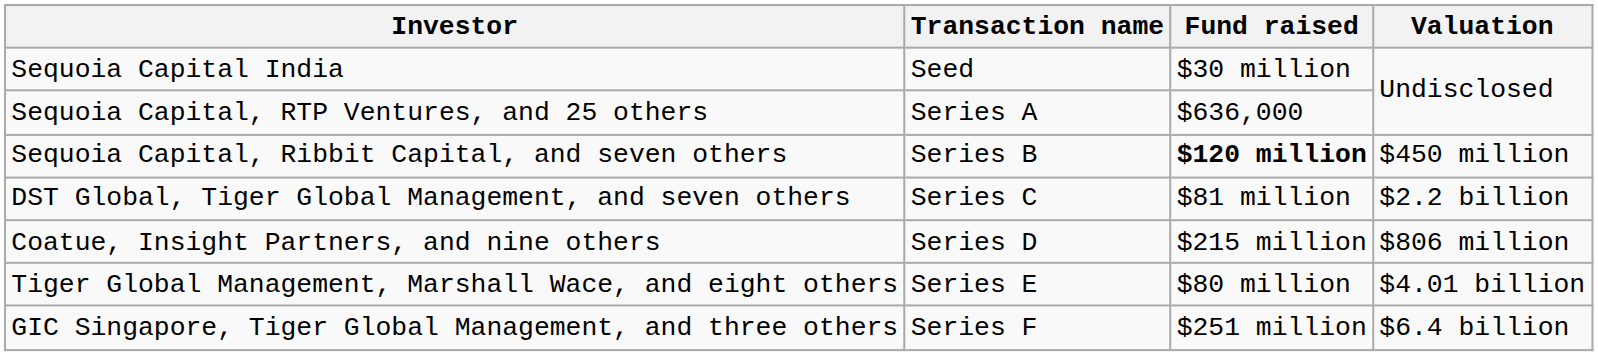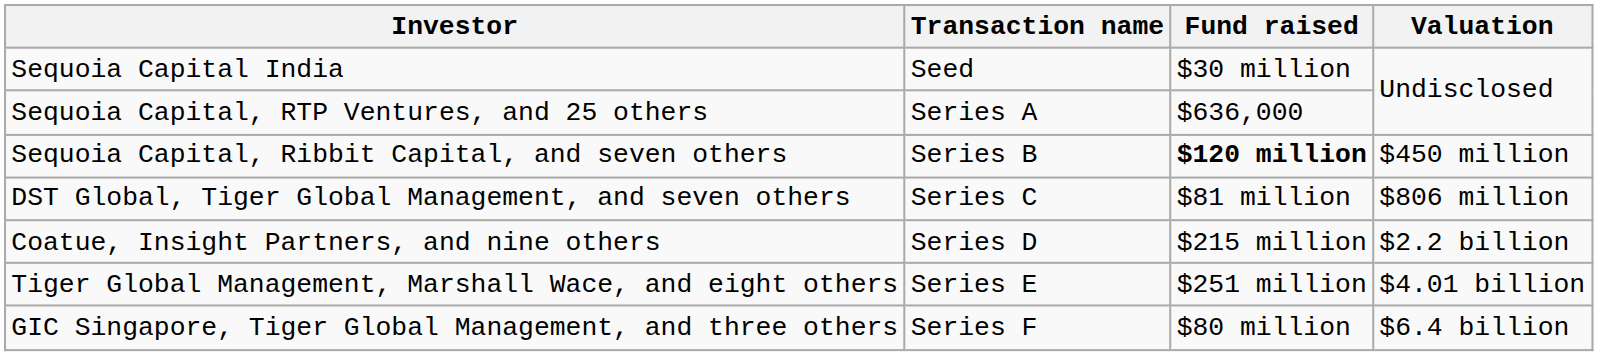(1474, 199) $2.2 billion -> (1474, 199) $806 million
(1474, 242) $806 million -> (1474, 242) $2.2 billion
(1264, 285) $80 million -> (1272, 285) $251 million
(1272, 328) $251 million -> (1264, 328) $80 million
